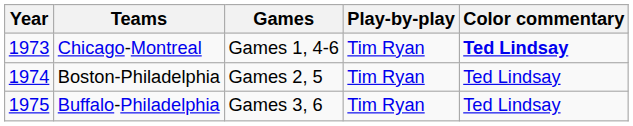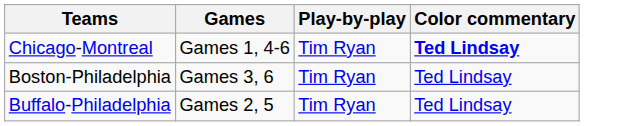- column: (29, 18)
(276, 76) Games 2, 5 -> (227, 76) Games 3, 6
(276, 105) Games 3, 6 -> (227, 105) Games 2, 5
